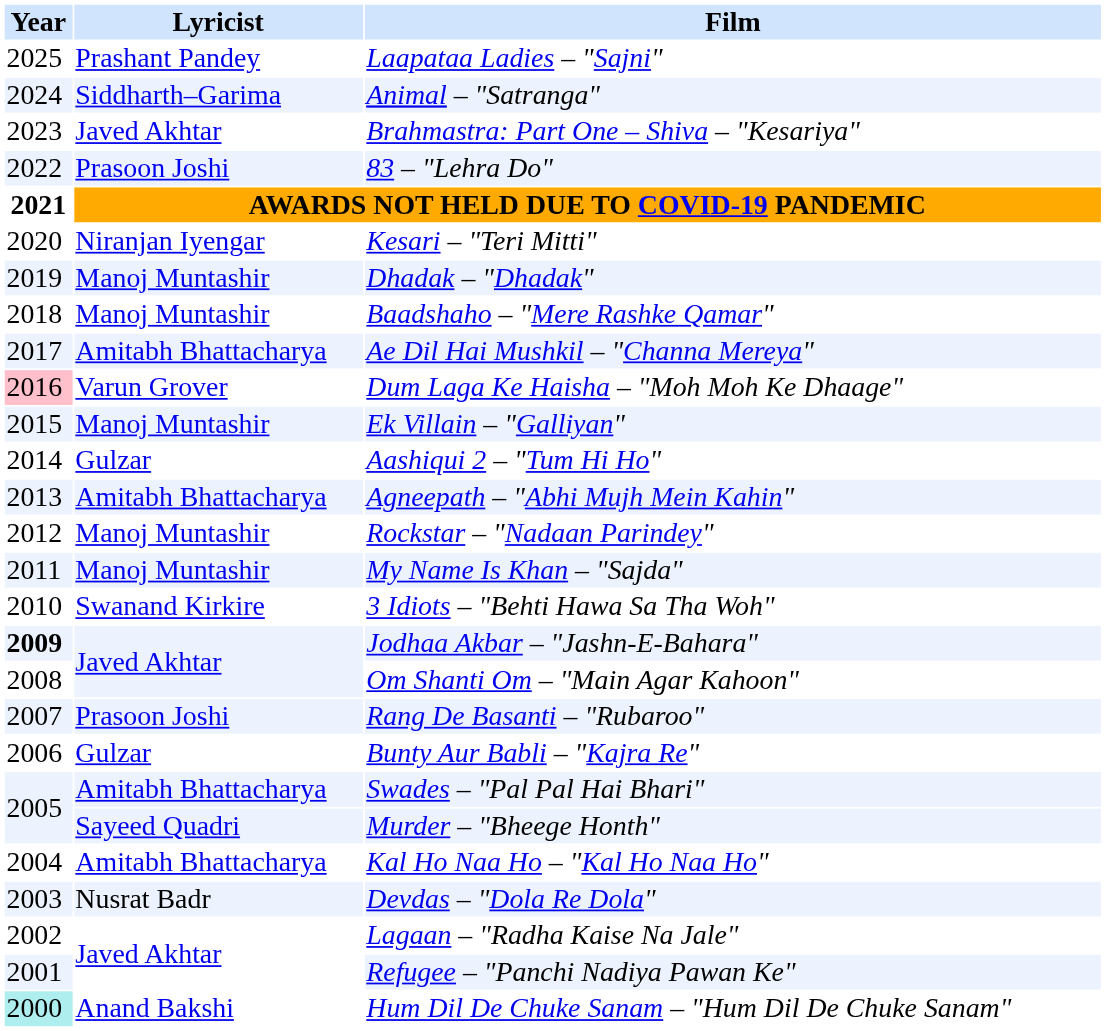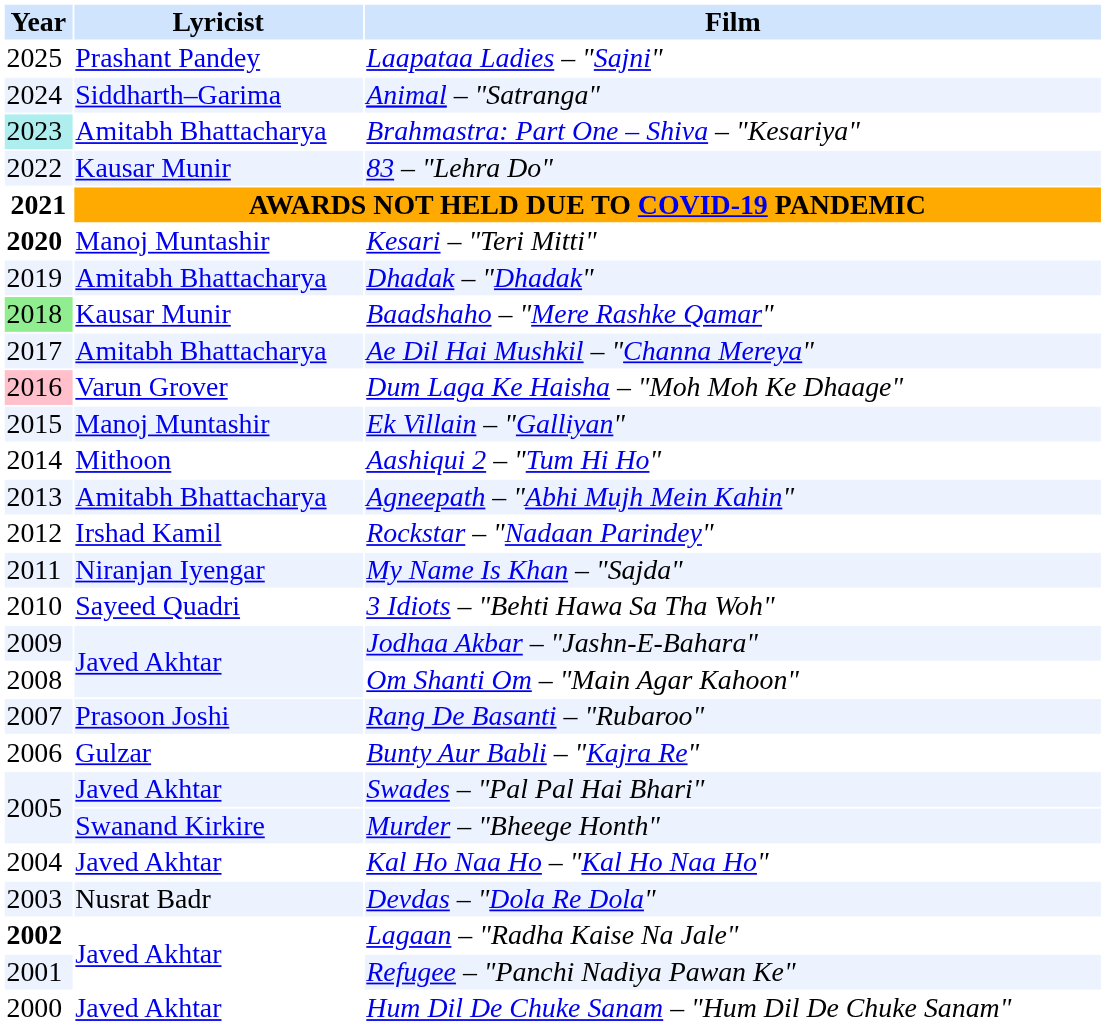(34, 131) no background -> (34, 131) paleturquoise background
(148, 131) Javed Akhtar -> (201, 131) Amitabh Bhattacharya
(152, 167) Prasoon Joshi -> (153, 167) Kausar Munir
(34, 241) normal -> (34, 241) bold
(170, 241) Niranjan Iyengar -> (172, 241) Manoj Muntashir
(172, 277) Manoj Muntashir -> (201, 277) Amitabh Bhattacharya
(34, 314) no background -> (34, 314) lightgreen background
(172, 314) Manoj Muntashir -> (153, 314) Kausar Munir
(113, 460) Gulzar -> (123, 460) Mithoon
(172, 533) Manoj Muntashir -> (148, 533) Irshad Kamil
(172, 569) Manoj Muntashir -> (170, 569) Niranjan Iyengar
(170, 606) Swanand Kirkire -> (158, 606) Sayeed Quadri
(34, 642) bold -> (34, 642) normal
(201, 789) Amitabh Bhattacharya -> (148, 789) Javed Akhtar
(158, 825) Sayeed Quadri -> (170, 825) Swanand Kirkire
(201, 862) Amitabh Bhattacharya -> (148, 862) Javed Akhtar
(34, 935) normal -> (34, 935) bold
(34, 1008) paleturquoise background -> (34, 1008) no background
(155, 1008) Anand Bakshi -> (148, 1008) Javed Akhtar
